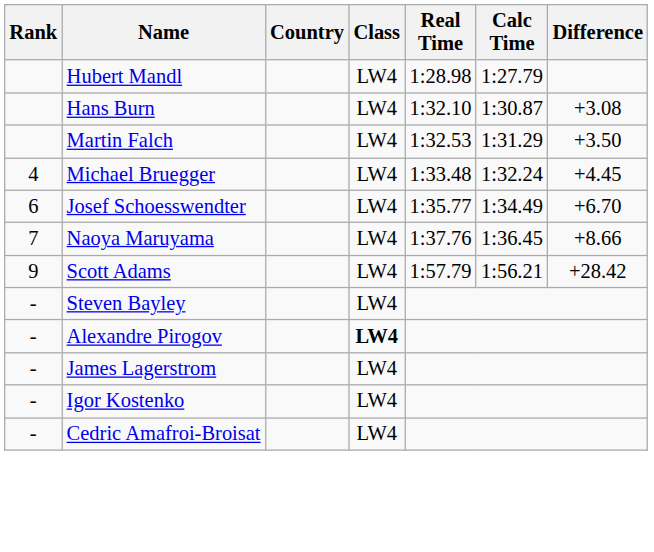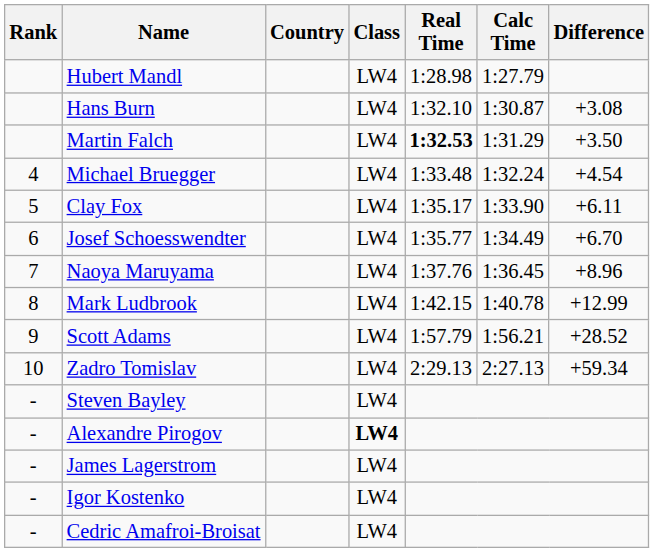(441, 141) normal -> (441, 141) bold
(598, 173) +4.45 -> (599, 173) +4.54
+ row: (104, 206)
(598, 238) +8.66 -> (599, 271) +8.96
+ row: (132, 303)
(598, 271) +28.42 -> (599, 336) +28.52
+ row: (131, 368)
